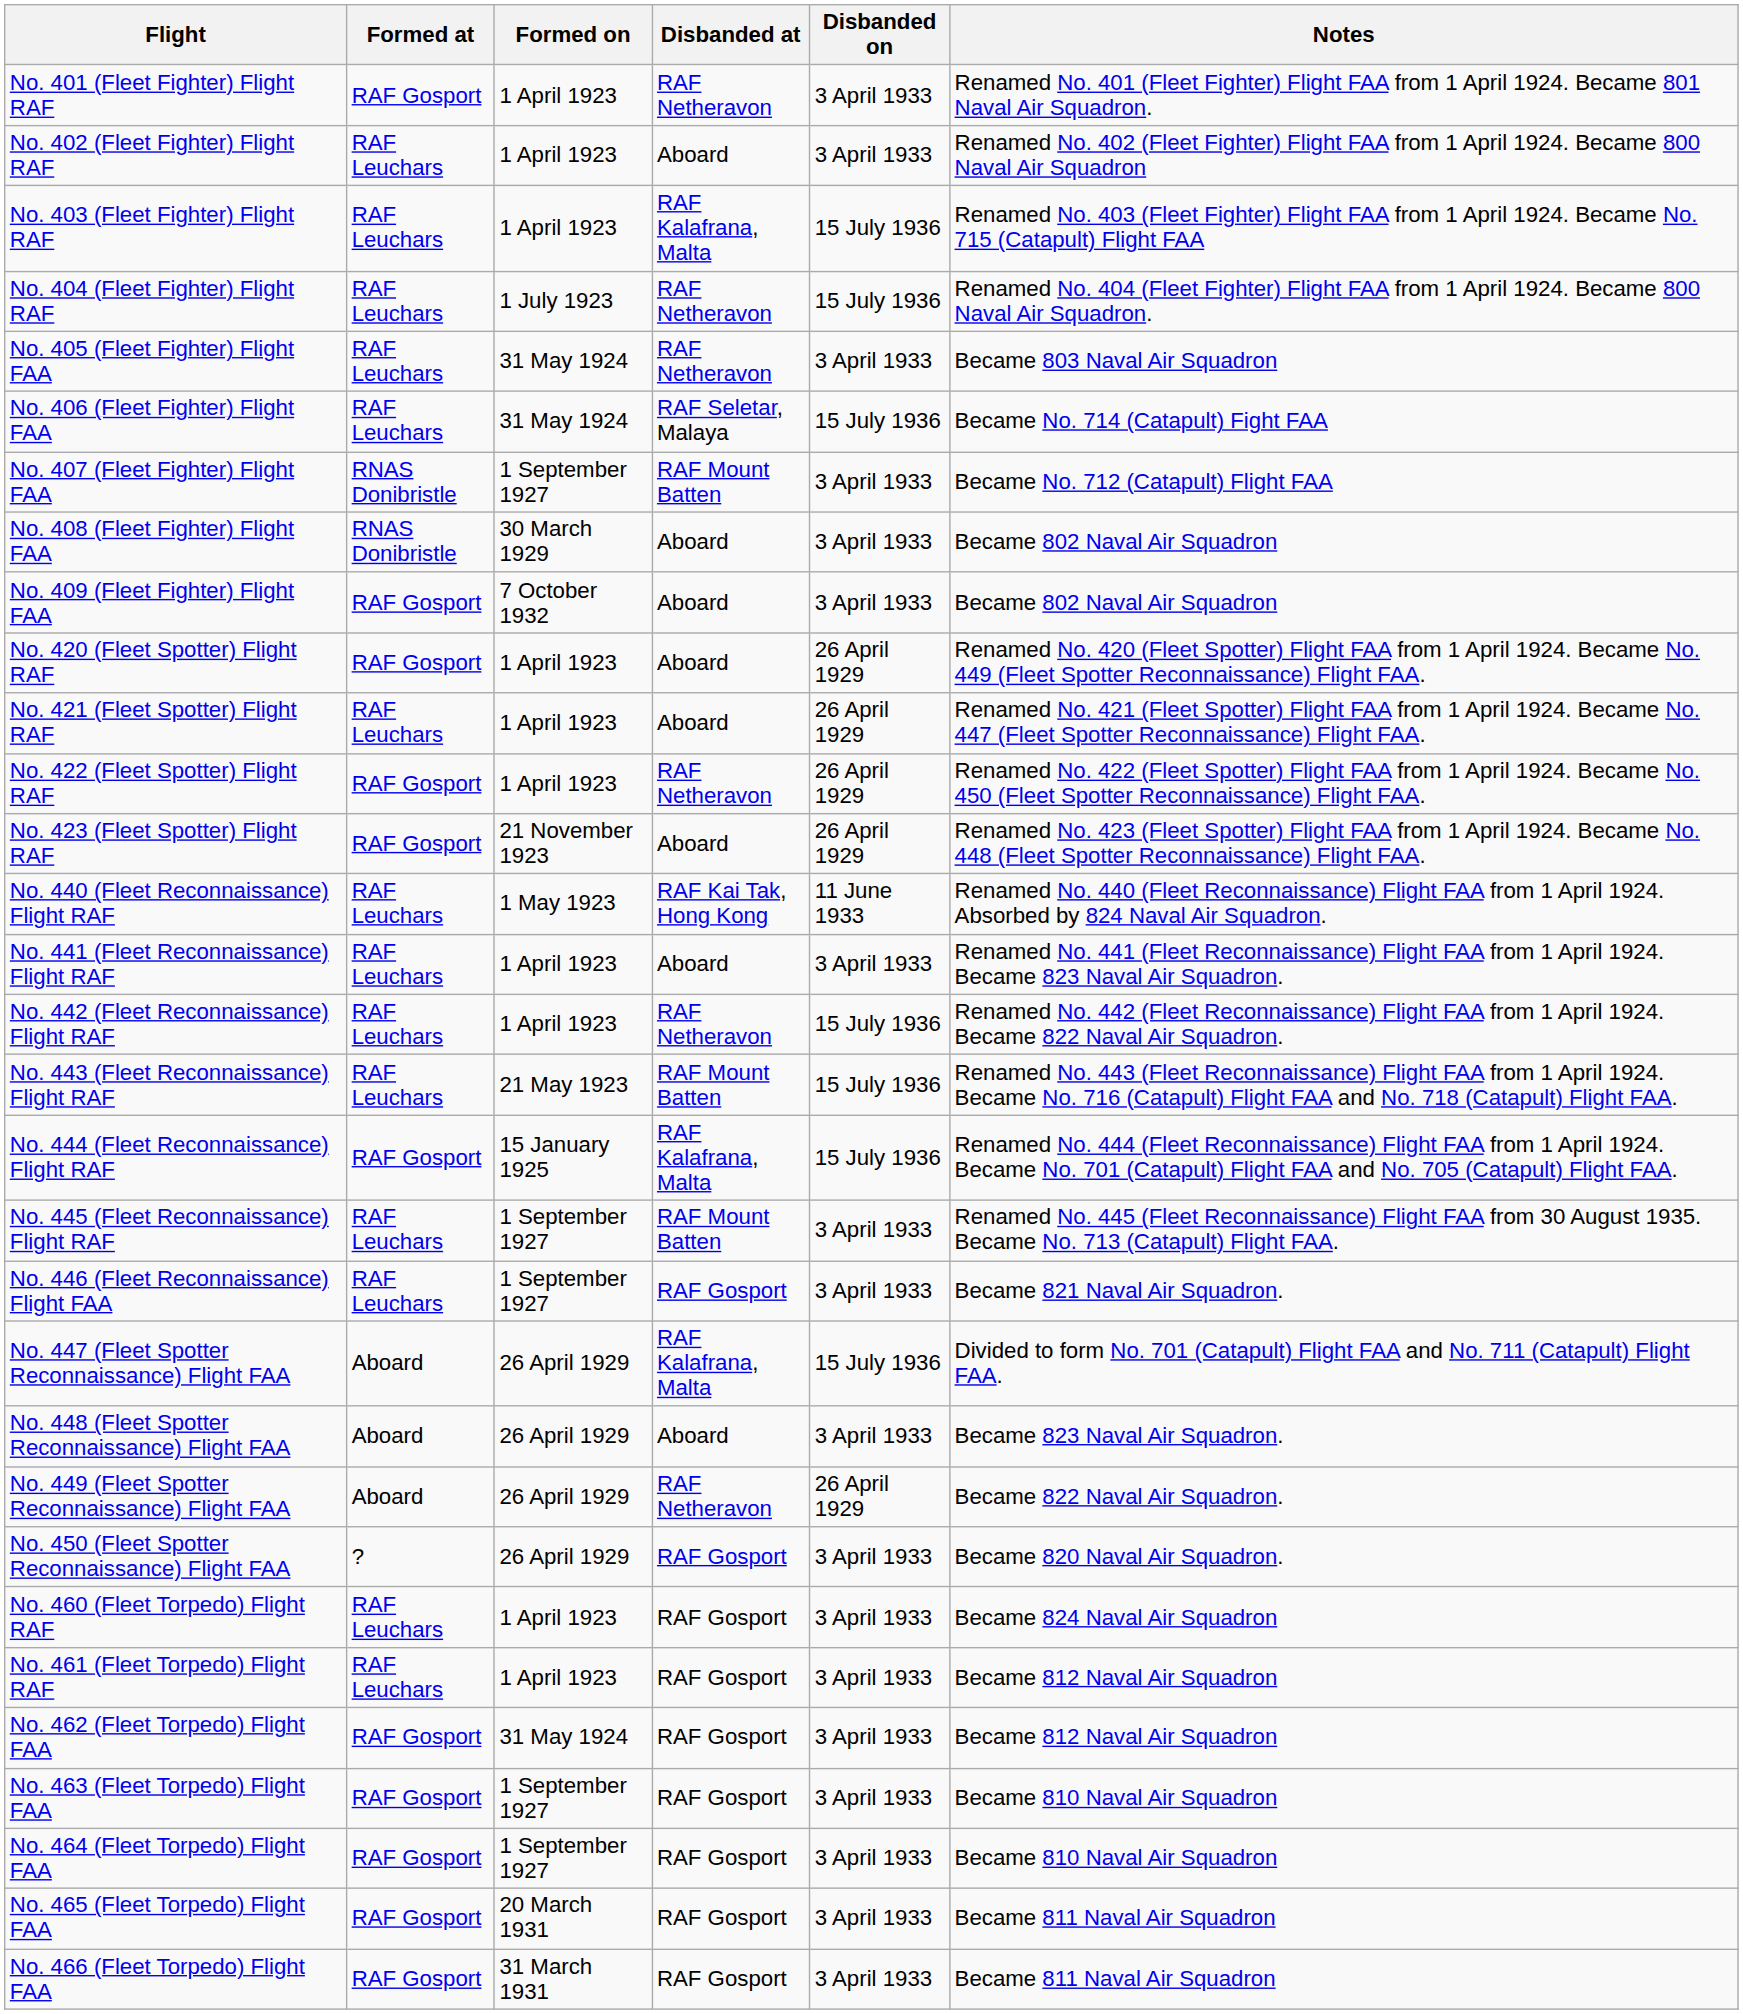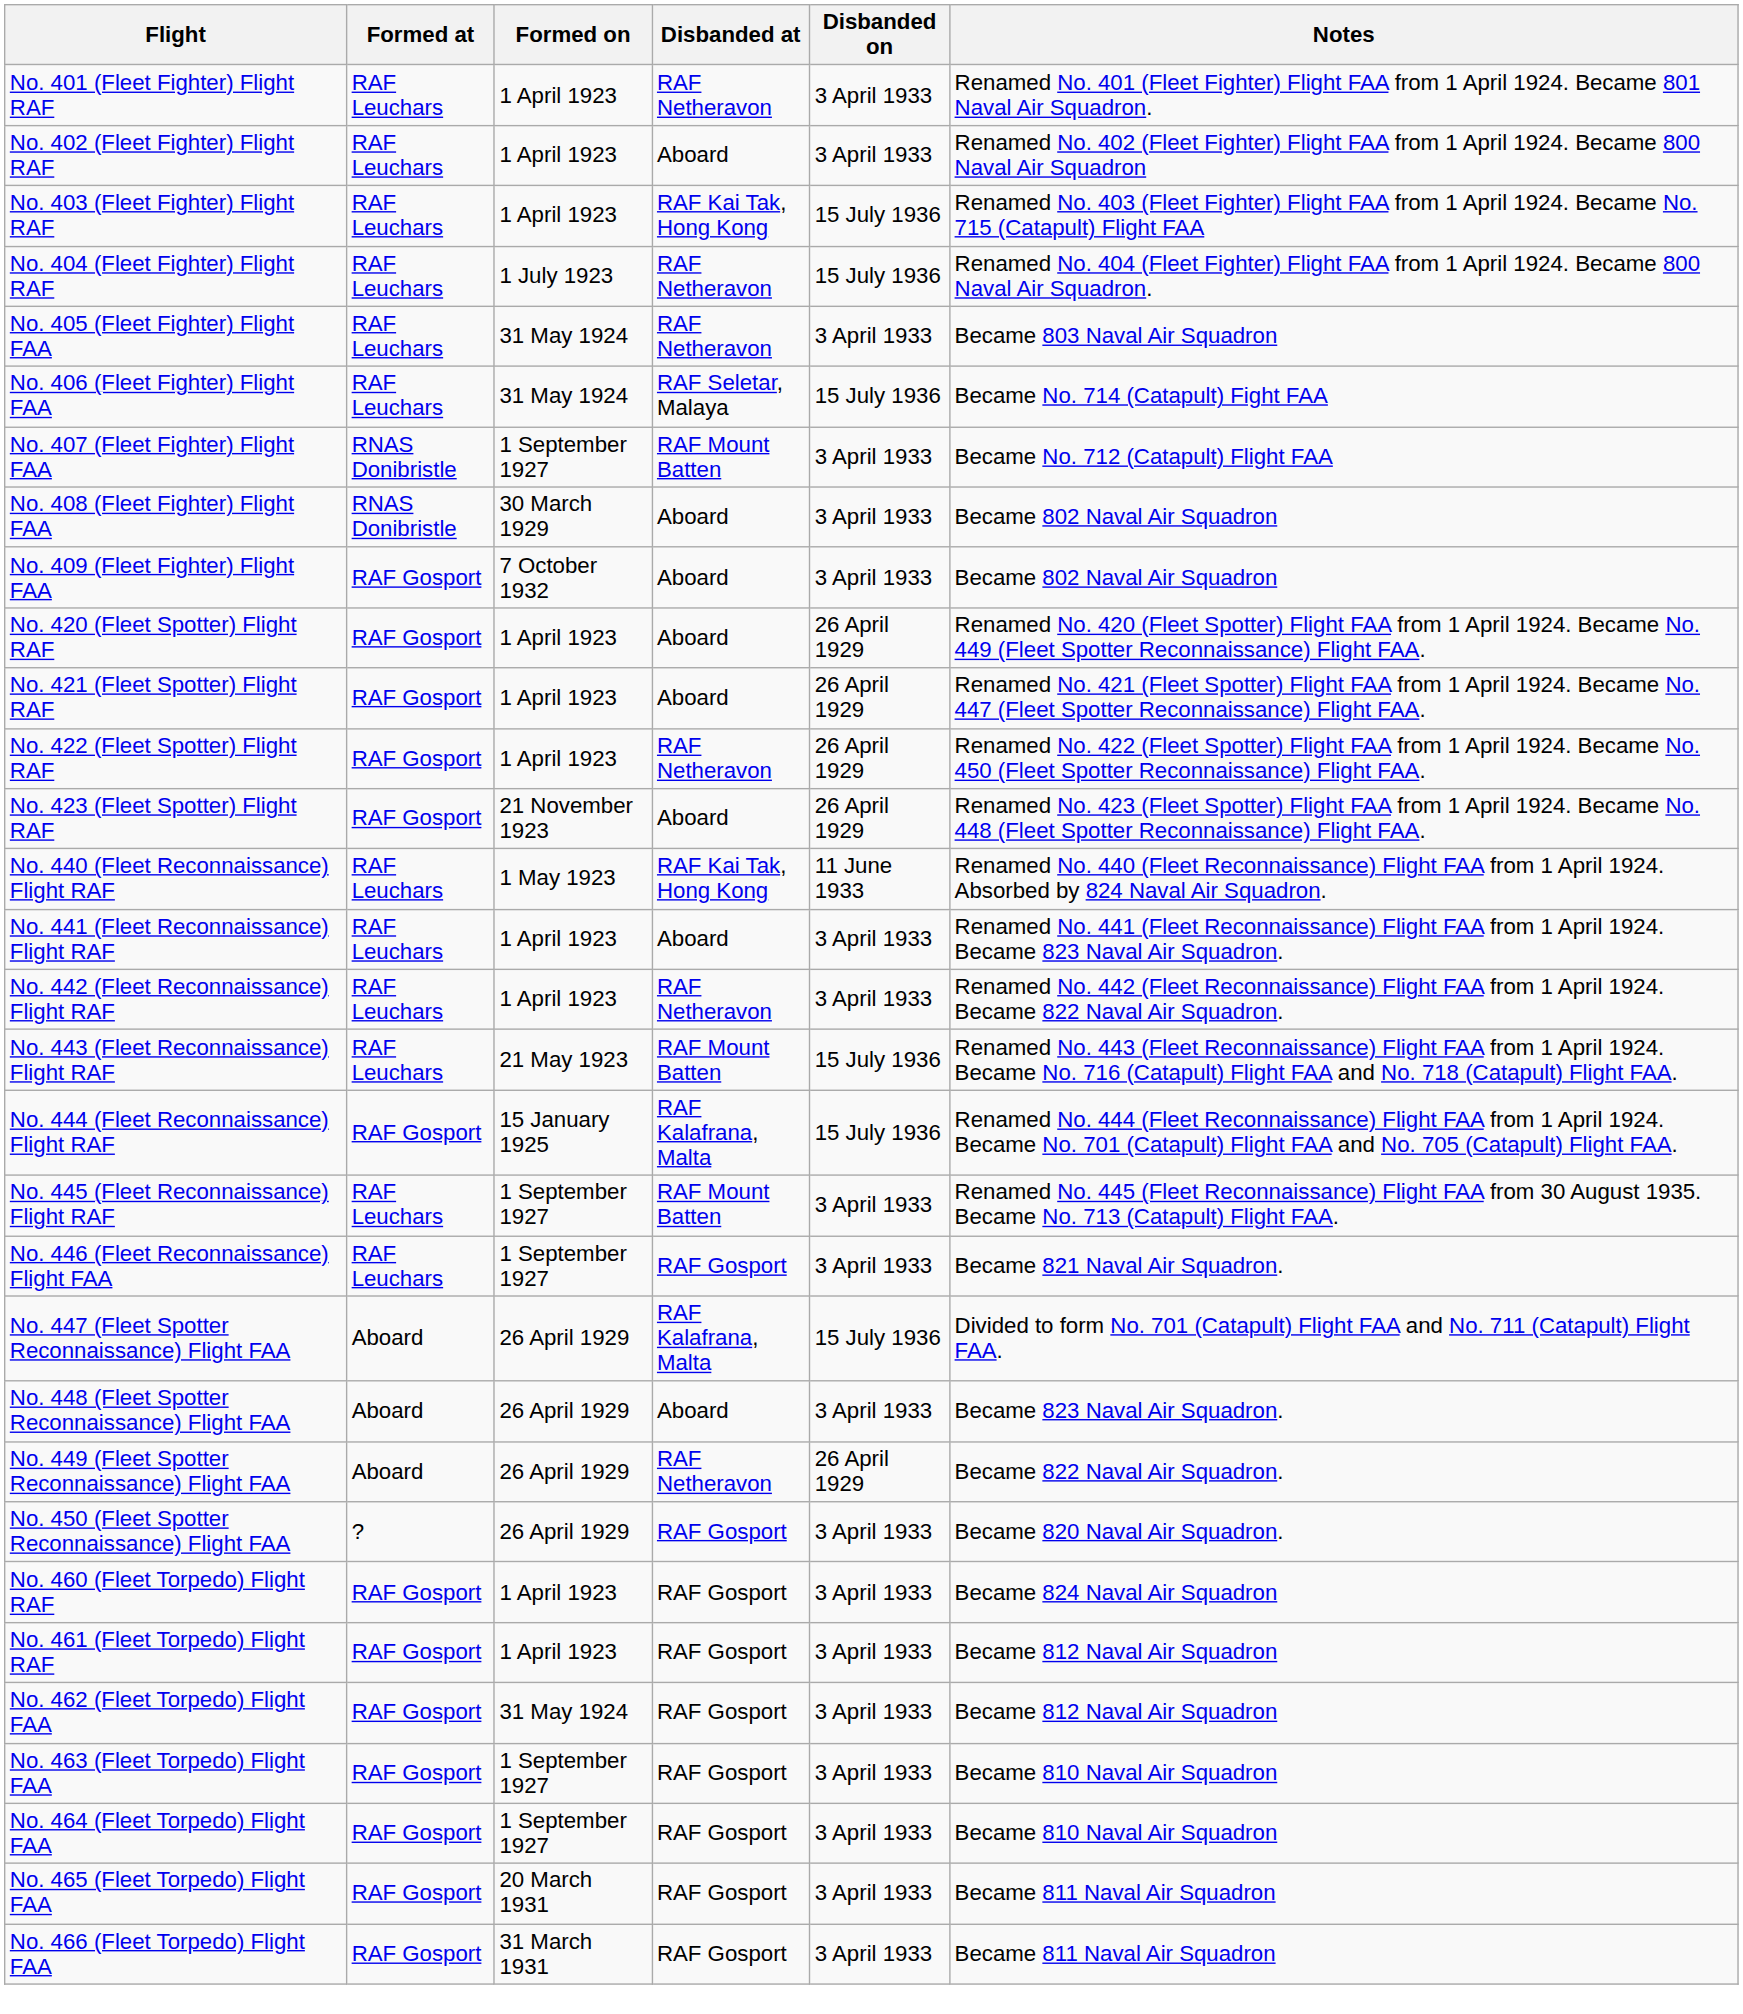(417, 94) RAF Gosport -> (397, 94) RAF Leuchars
(708, 228) RAF Kalafrana, Malta -> (722, 215) RAF Kai Tak, Hong Kong
(397, 722) RAF Leuchars -> (417, 697) RAF Gosport
(878, 1024) 15 July 1936 -> (873, 999) 3 April 1933
(397, 1616) RAF Leuchars -> (417, 1591) RAF Gosport
(397, 1677) RAF Leuchars -> (417, 1652) RAF Gosport
